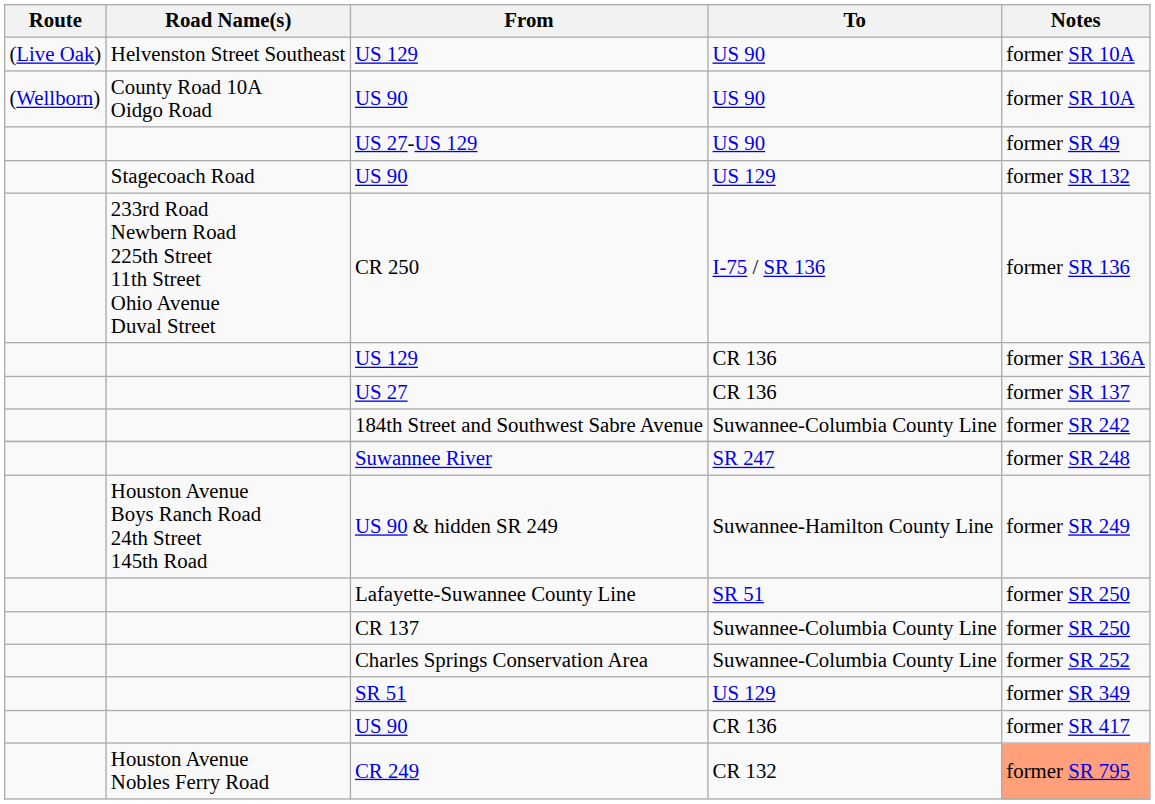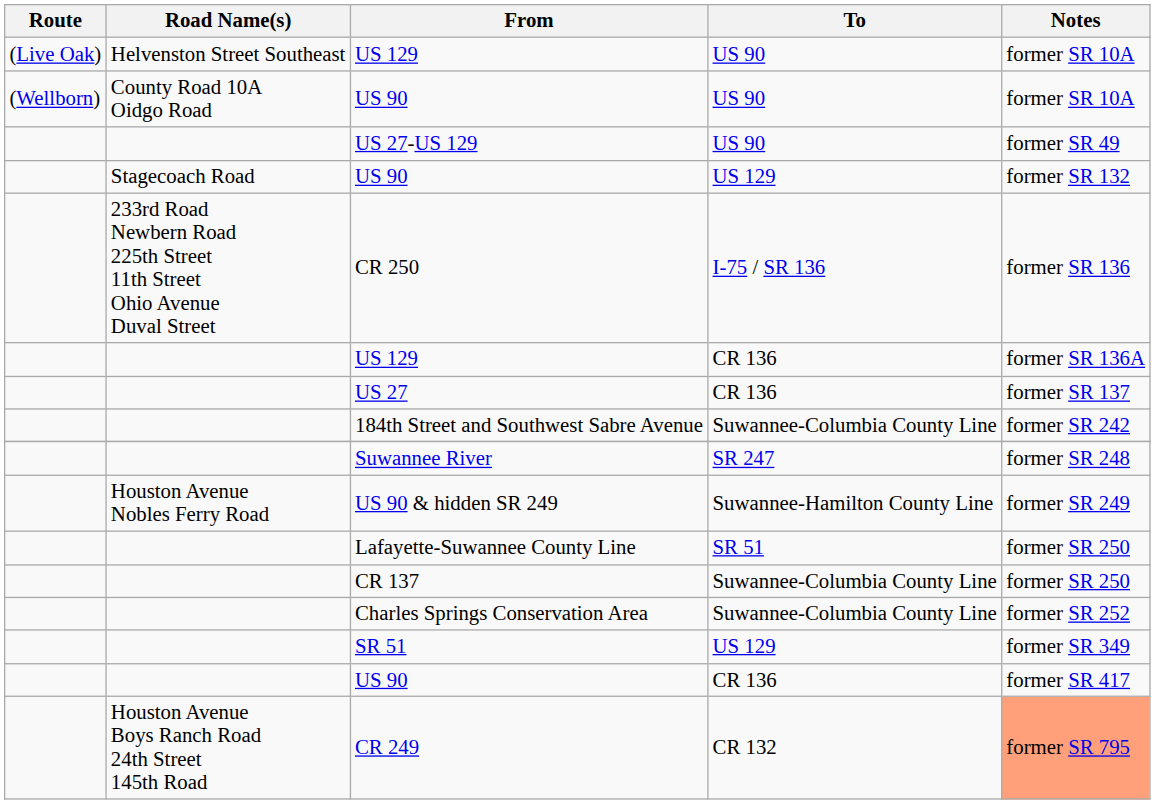(186, 526) Houston Avenue Boys Ranch Road 24th Street 145th Road -> (190, 502) Houston Avenue Nobles Ferry Road
(190, 771) Houston Avenue Nobles Ferry Road -> (186, 747) Houston Avenue Boys Ranch Road 24th Street 145th Road
